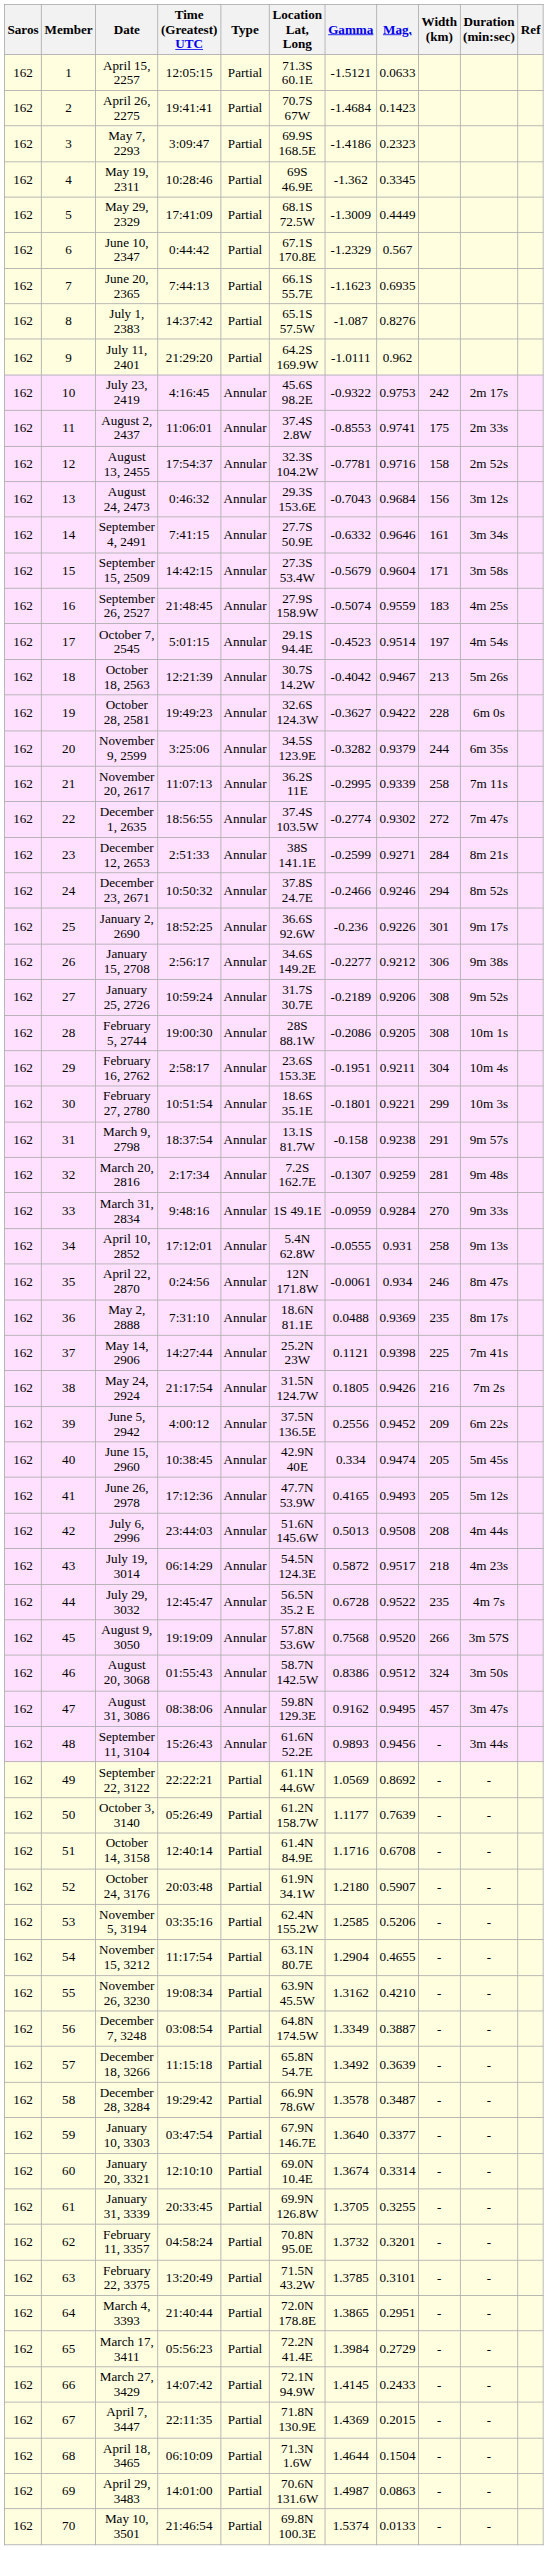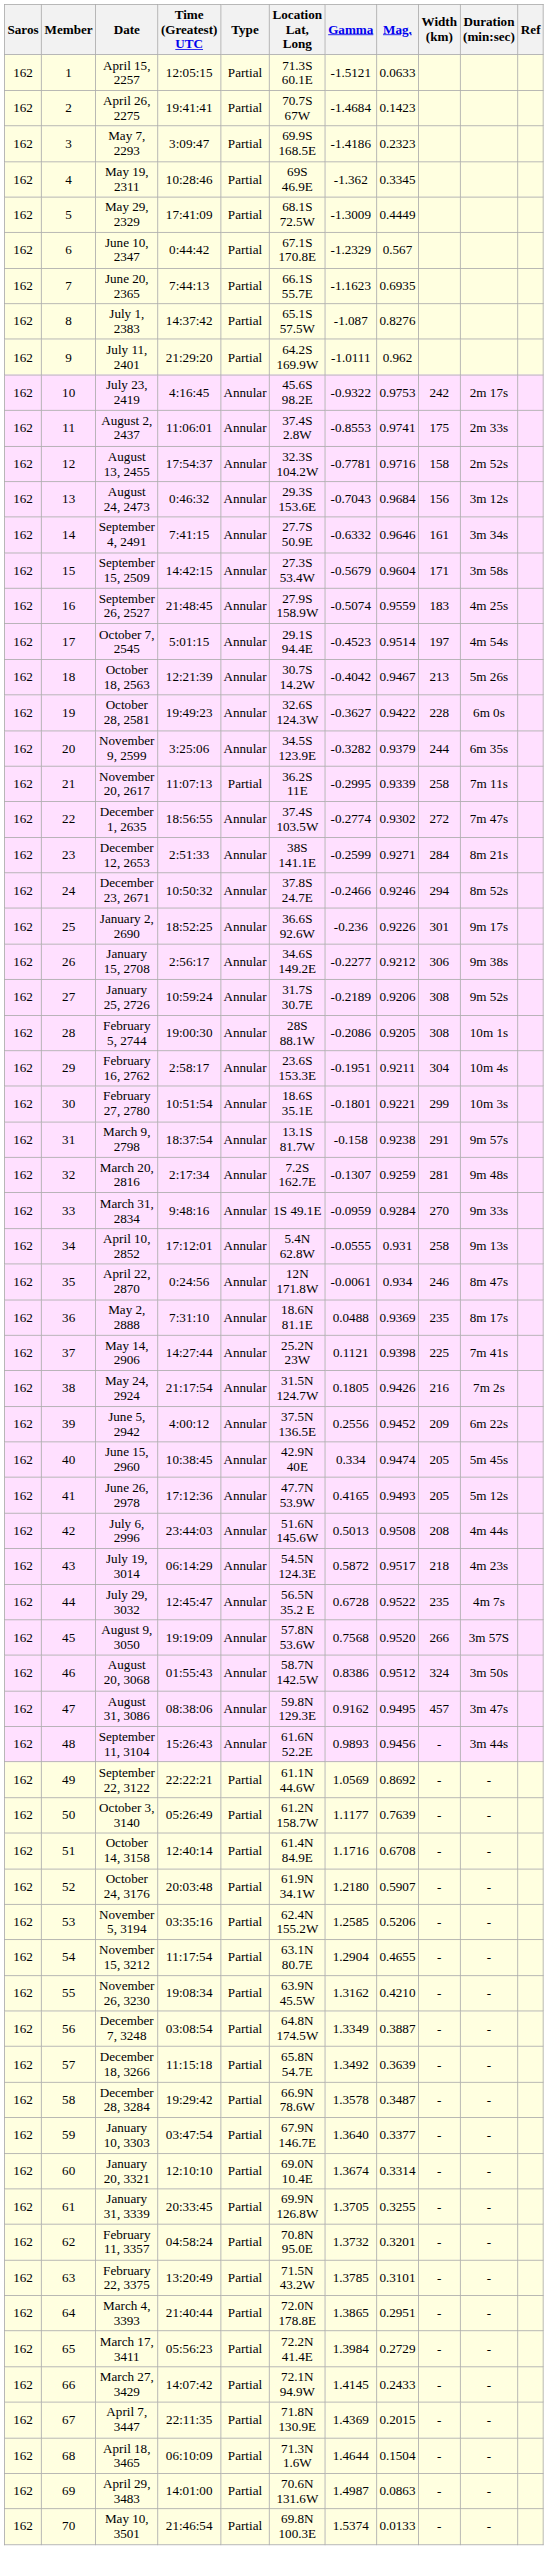(245, 783) Annular -> (245, 783) Partial
